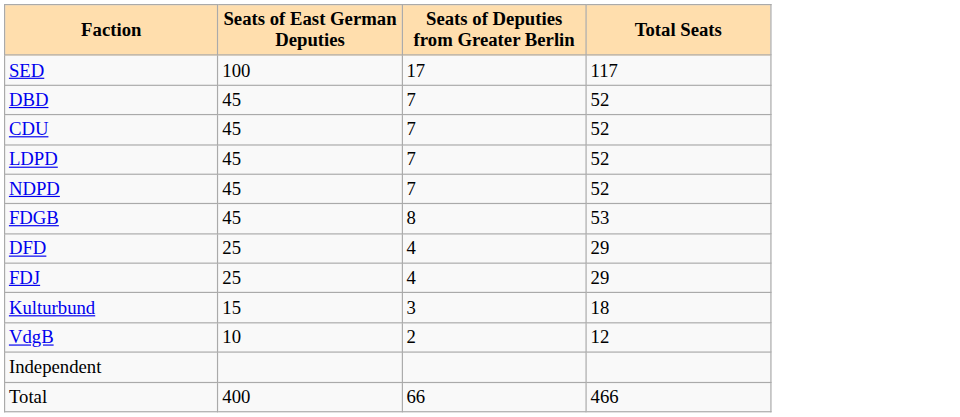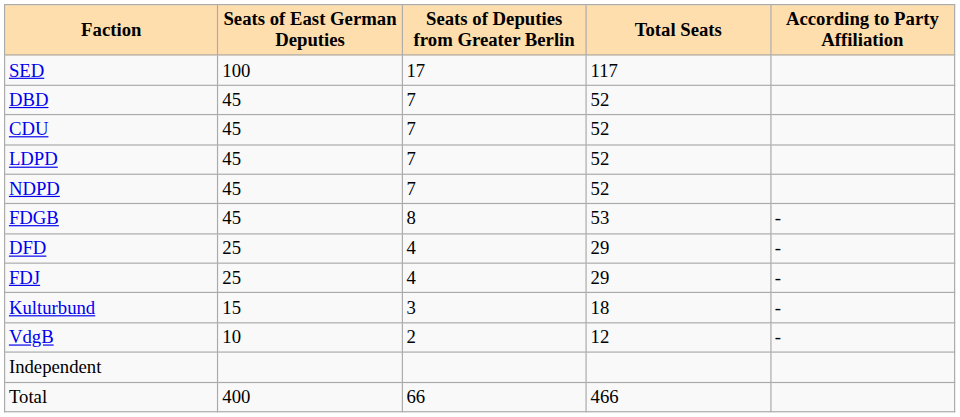+ column: (862, 29)
